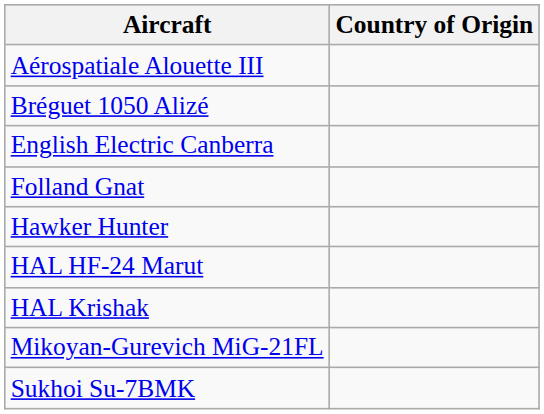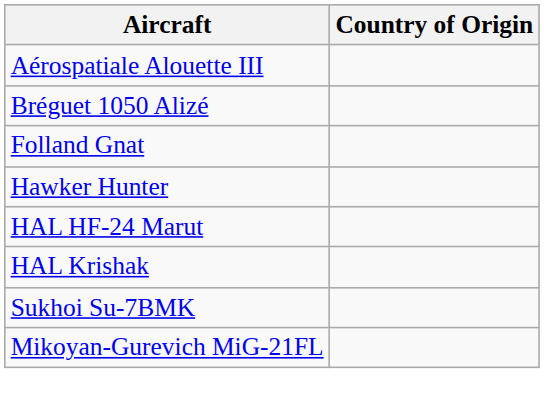- row: (142, 145)
rows swapped: (167, 347) <-> (103, 387)
